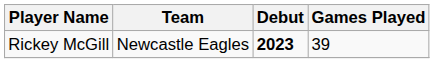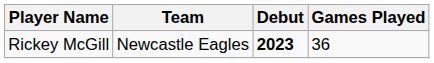(321, 44) 39 -> (321, 44) 36
